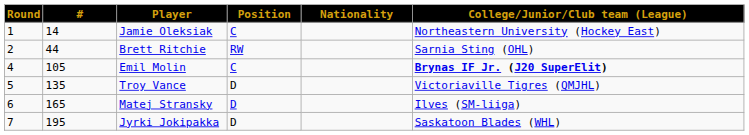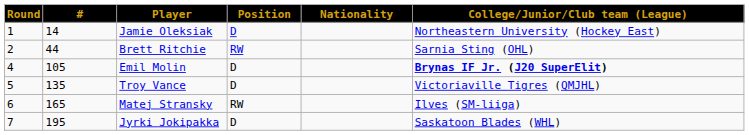(233, 31) C -> (233, 31) D
(233, 67) C -> (233, 67) D
(233, 103) D -> (237, 103) RW
